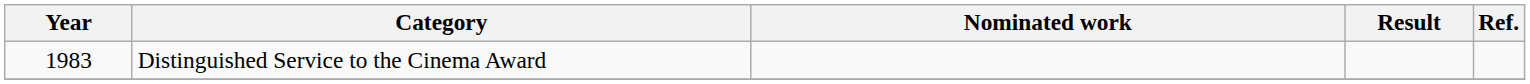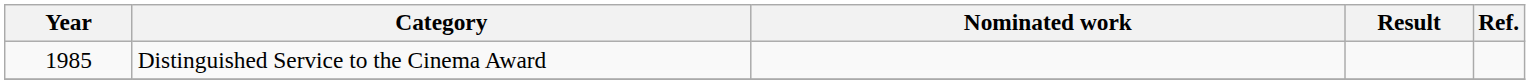(69, 60) 1983 -> (69, 60) 1985
